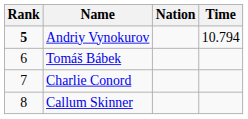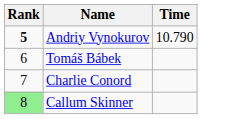- column: (176, 15)
(221, 37) 10.794 -> (175, 37) 10.790
(24, 102) no background -> (24, 102) lightgreen background
